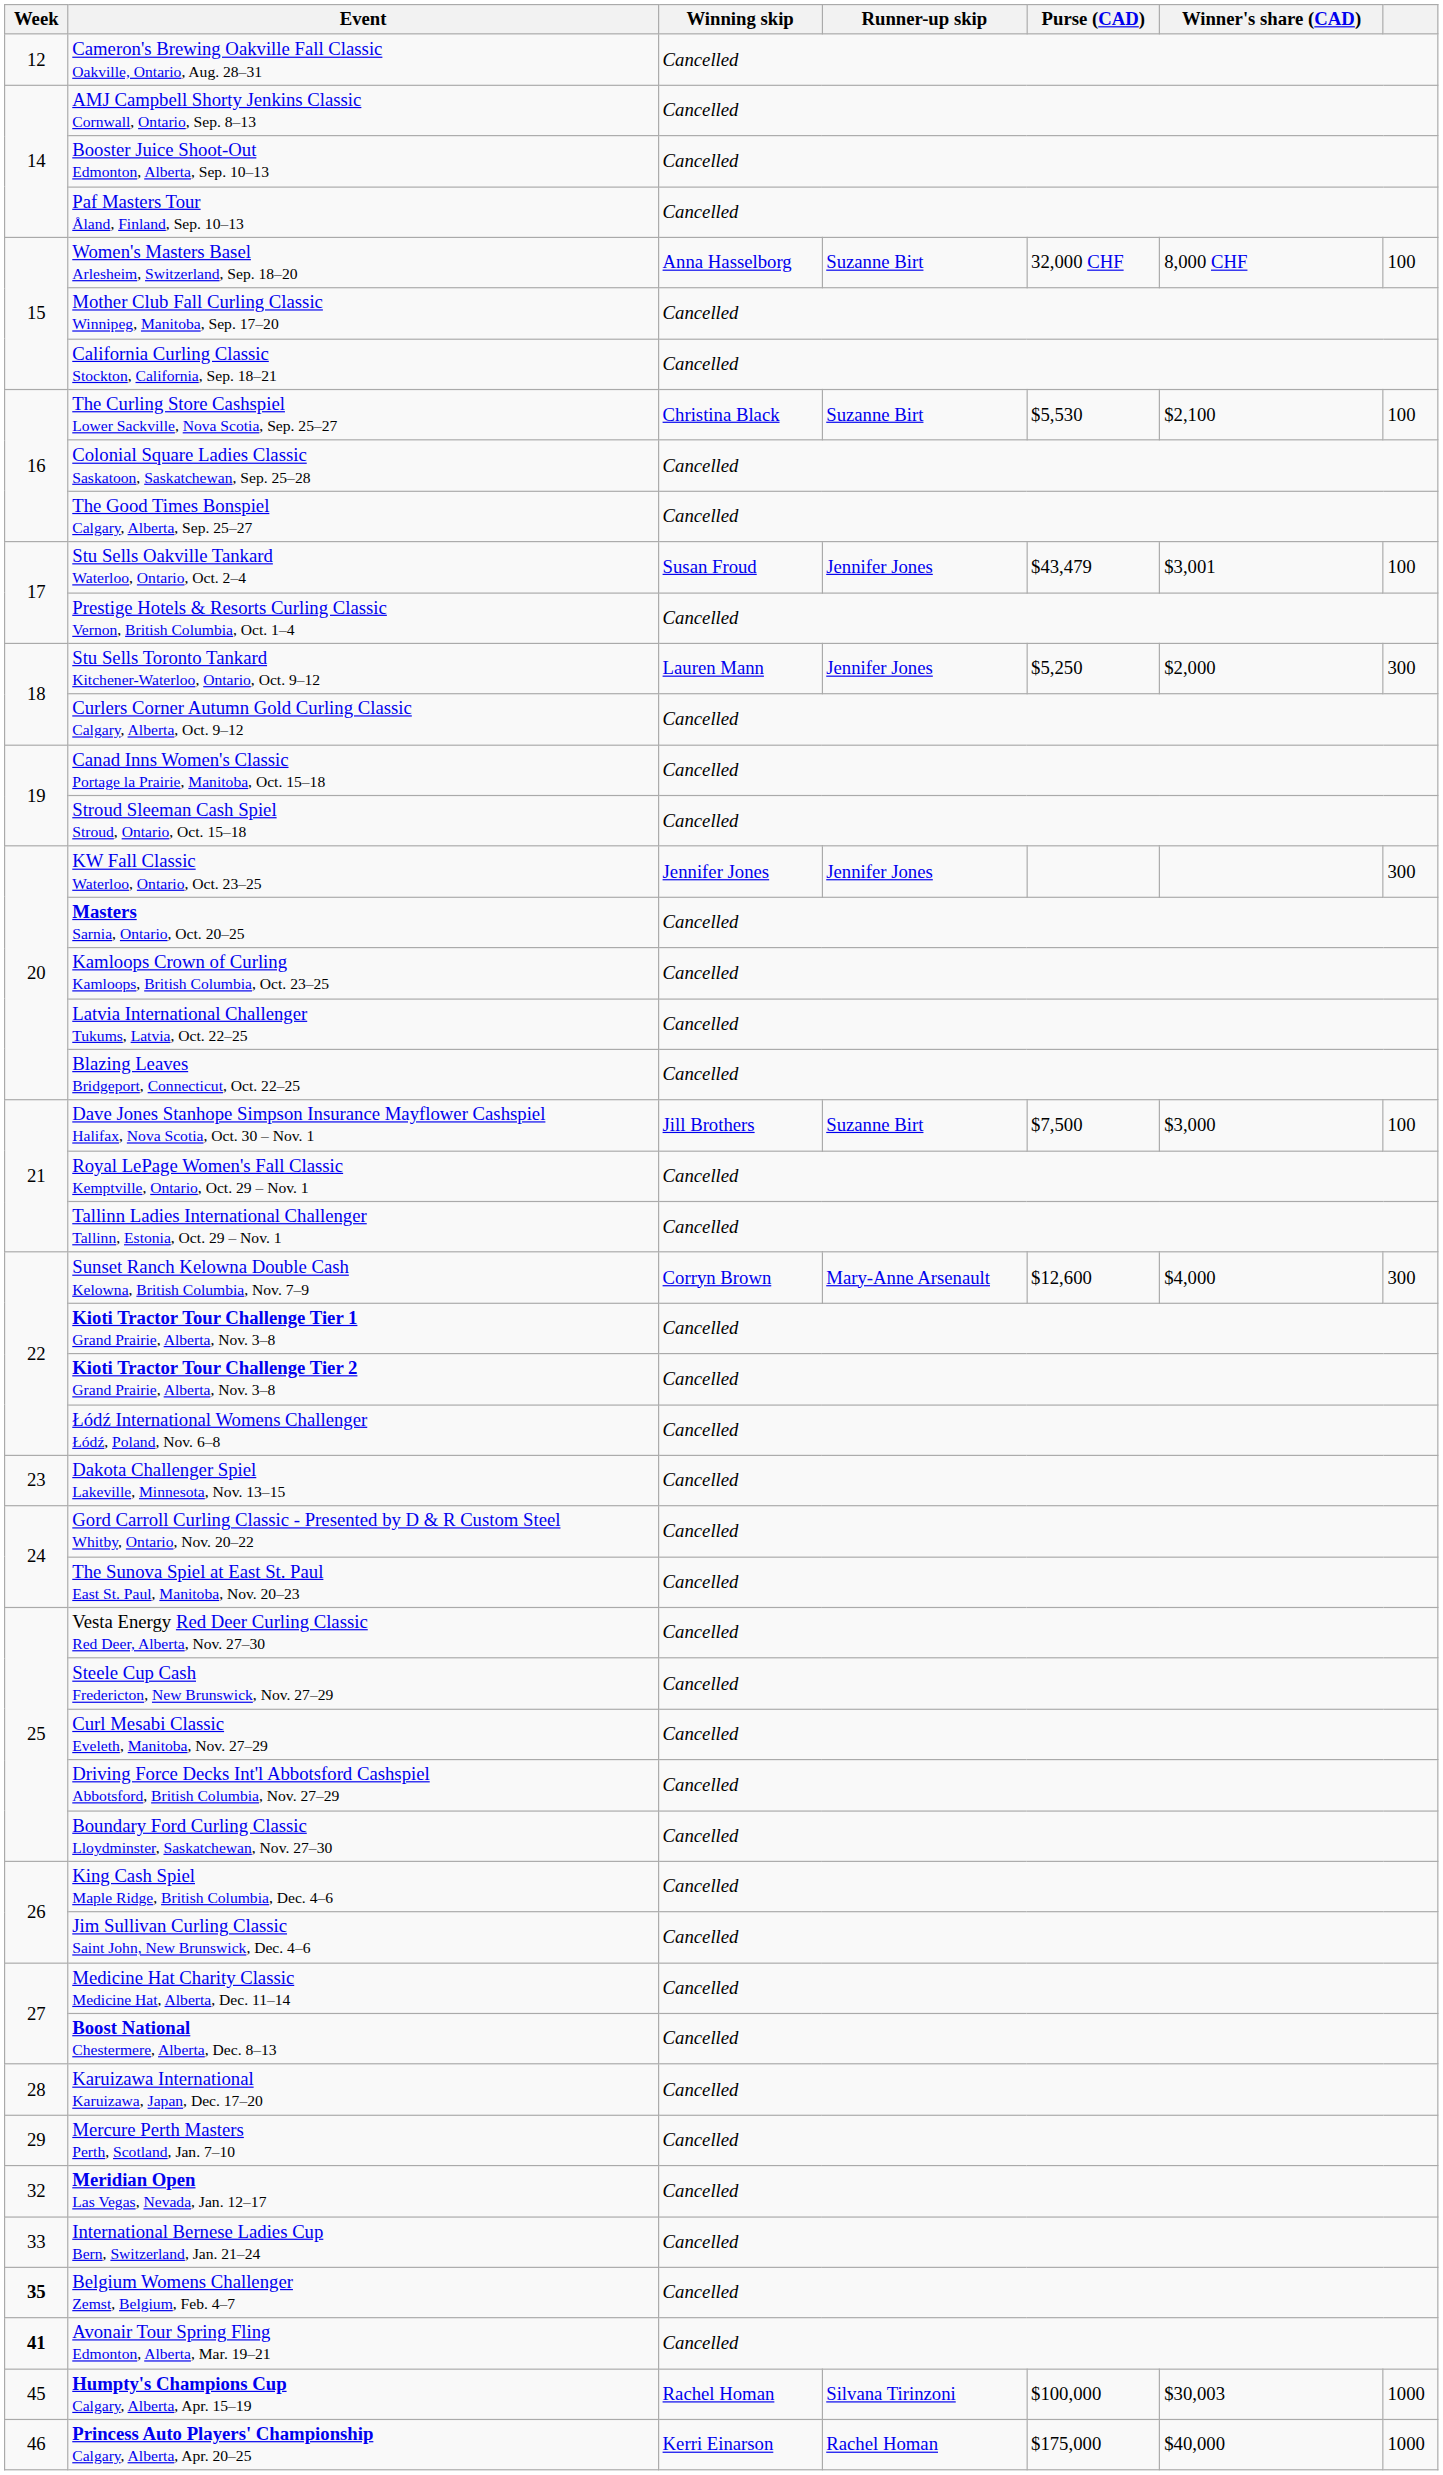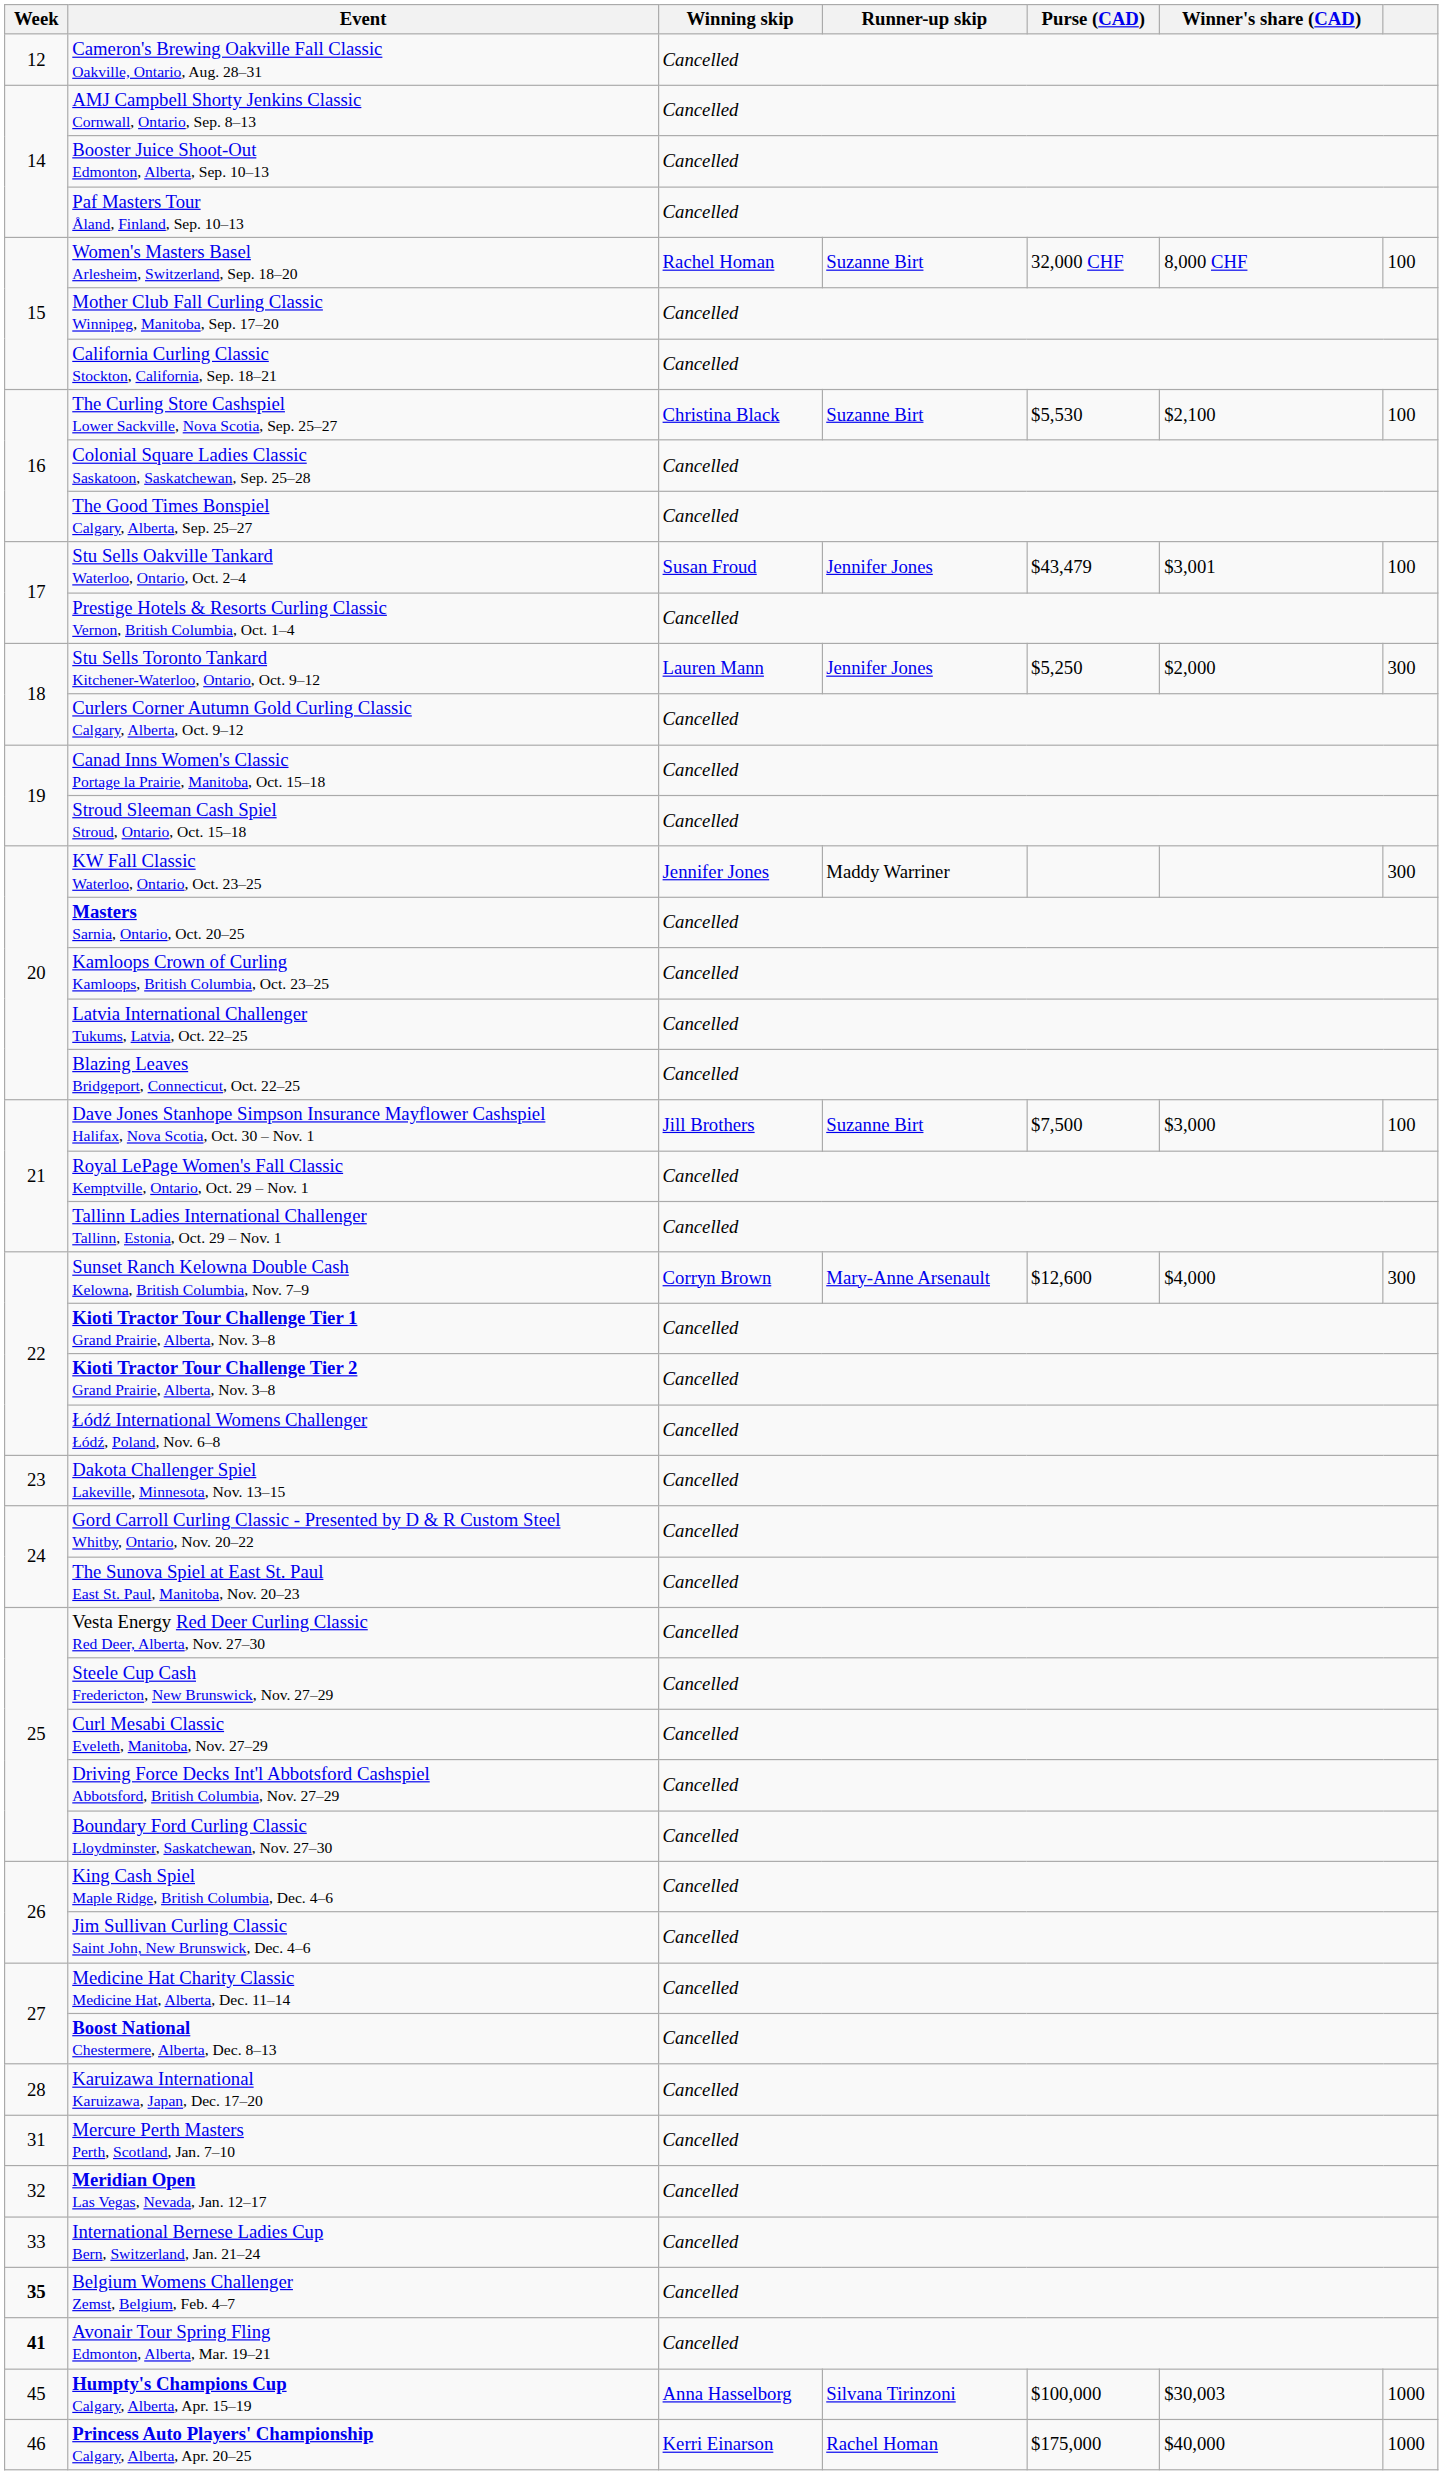(727, 262) Anna Hasselborg -> (718, 262) Rachel Homan
(880, 871) Jennifer Jones -> (888, 871) Maddy Warriner
(36, 2140) 29 -> (36, 2140) 31
(718, 2394) Rachel Homan -> (727, 2394) Anna Hasselborg
